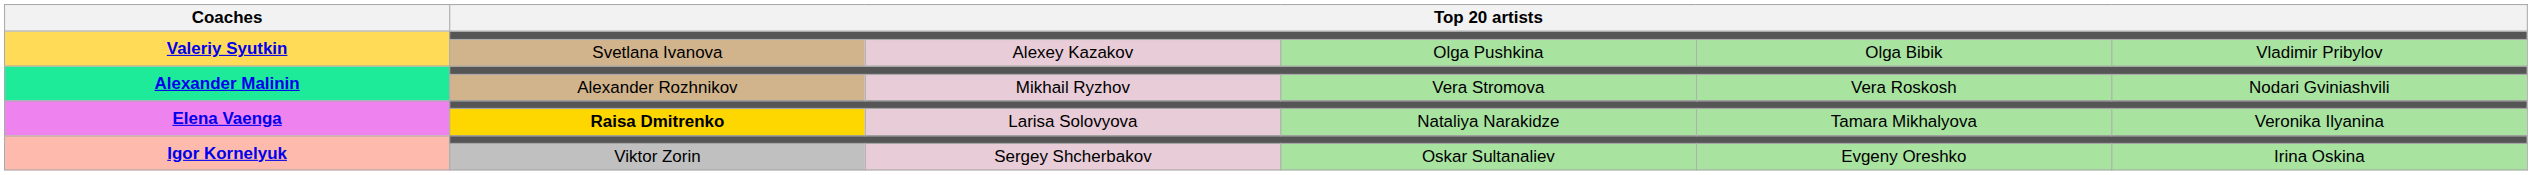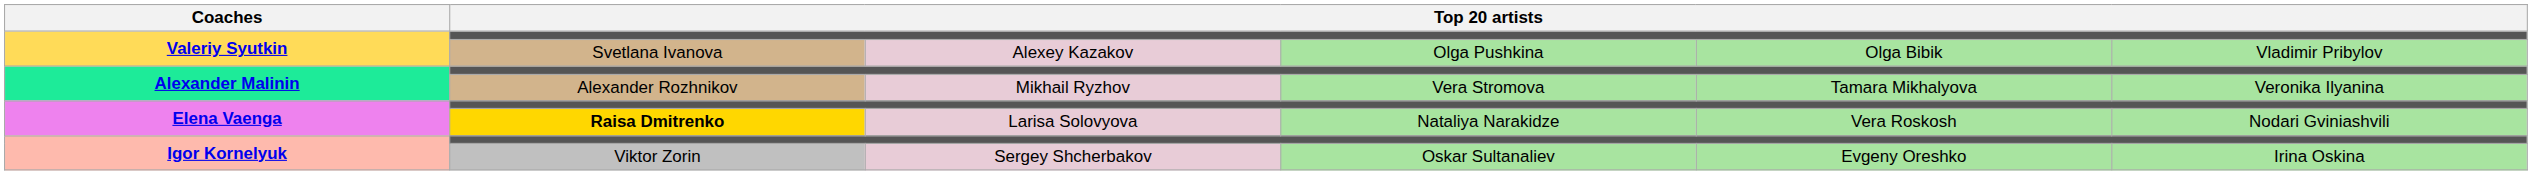(1904, 87) Vera Roskosh -> (1904, 87) Tamara Mikhalyova
(2319, 87) Nodari Gviniashvili -> (2319, 87) Veronika Ilyanina
(1904, 122) Tamara Mikhalyova -> (1904, 122) Vera Roskosh
(2319, 122) Veronika Ilyanina -> (2319, 122) Nodari Gviniashvili
